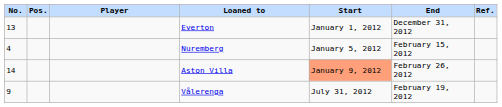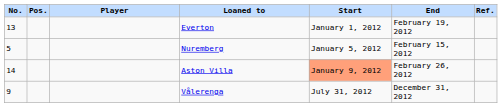(422, 28) December 31, 2012 -> (422, 28) February 19, 2012
(9, 49) 4 -> (9, 49) 5
(422, 92) February 19, 2012 -> (422, 92) December 31, 2012
